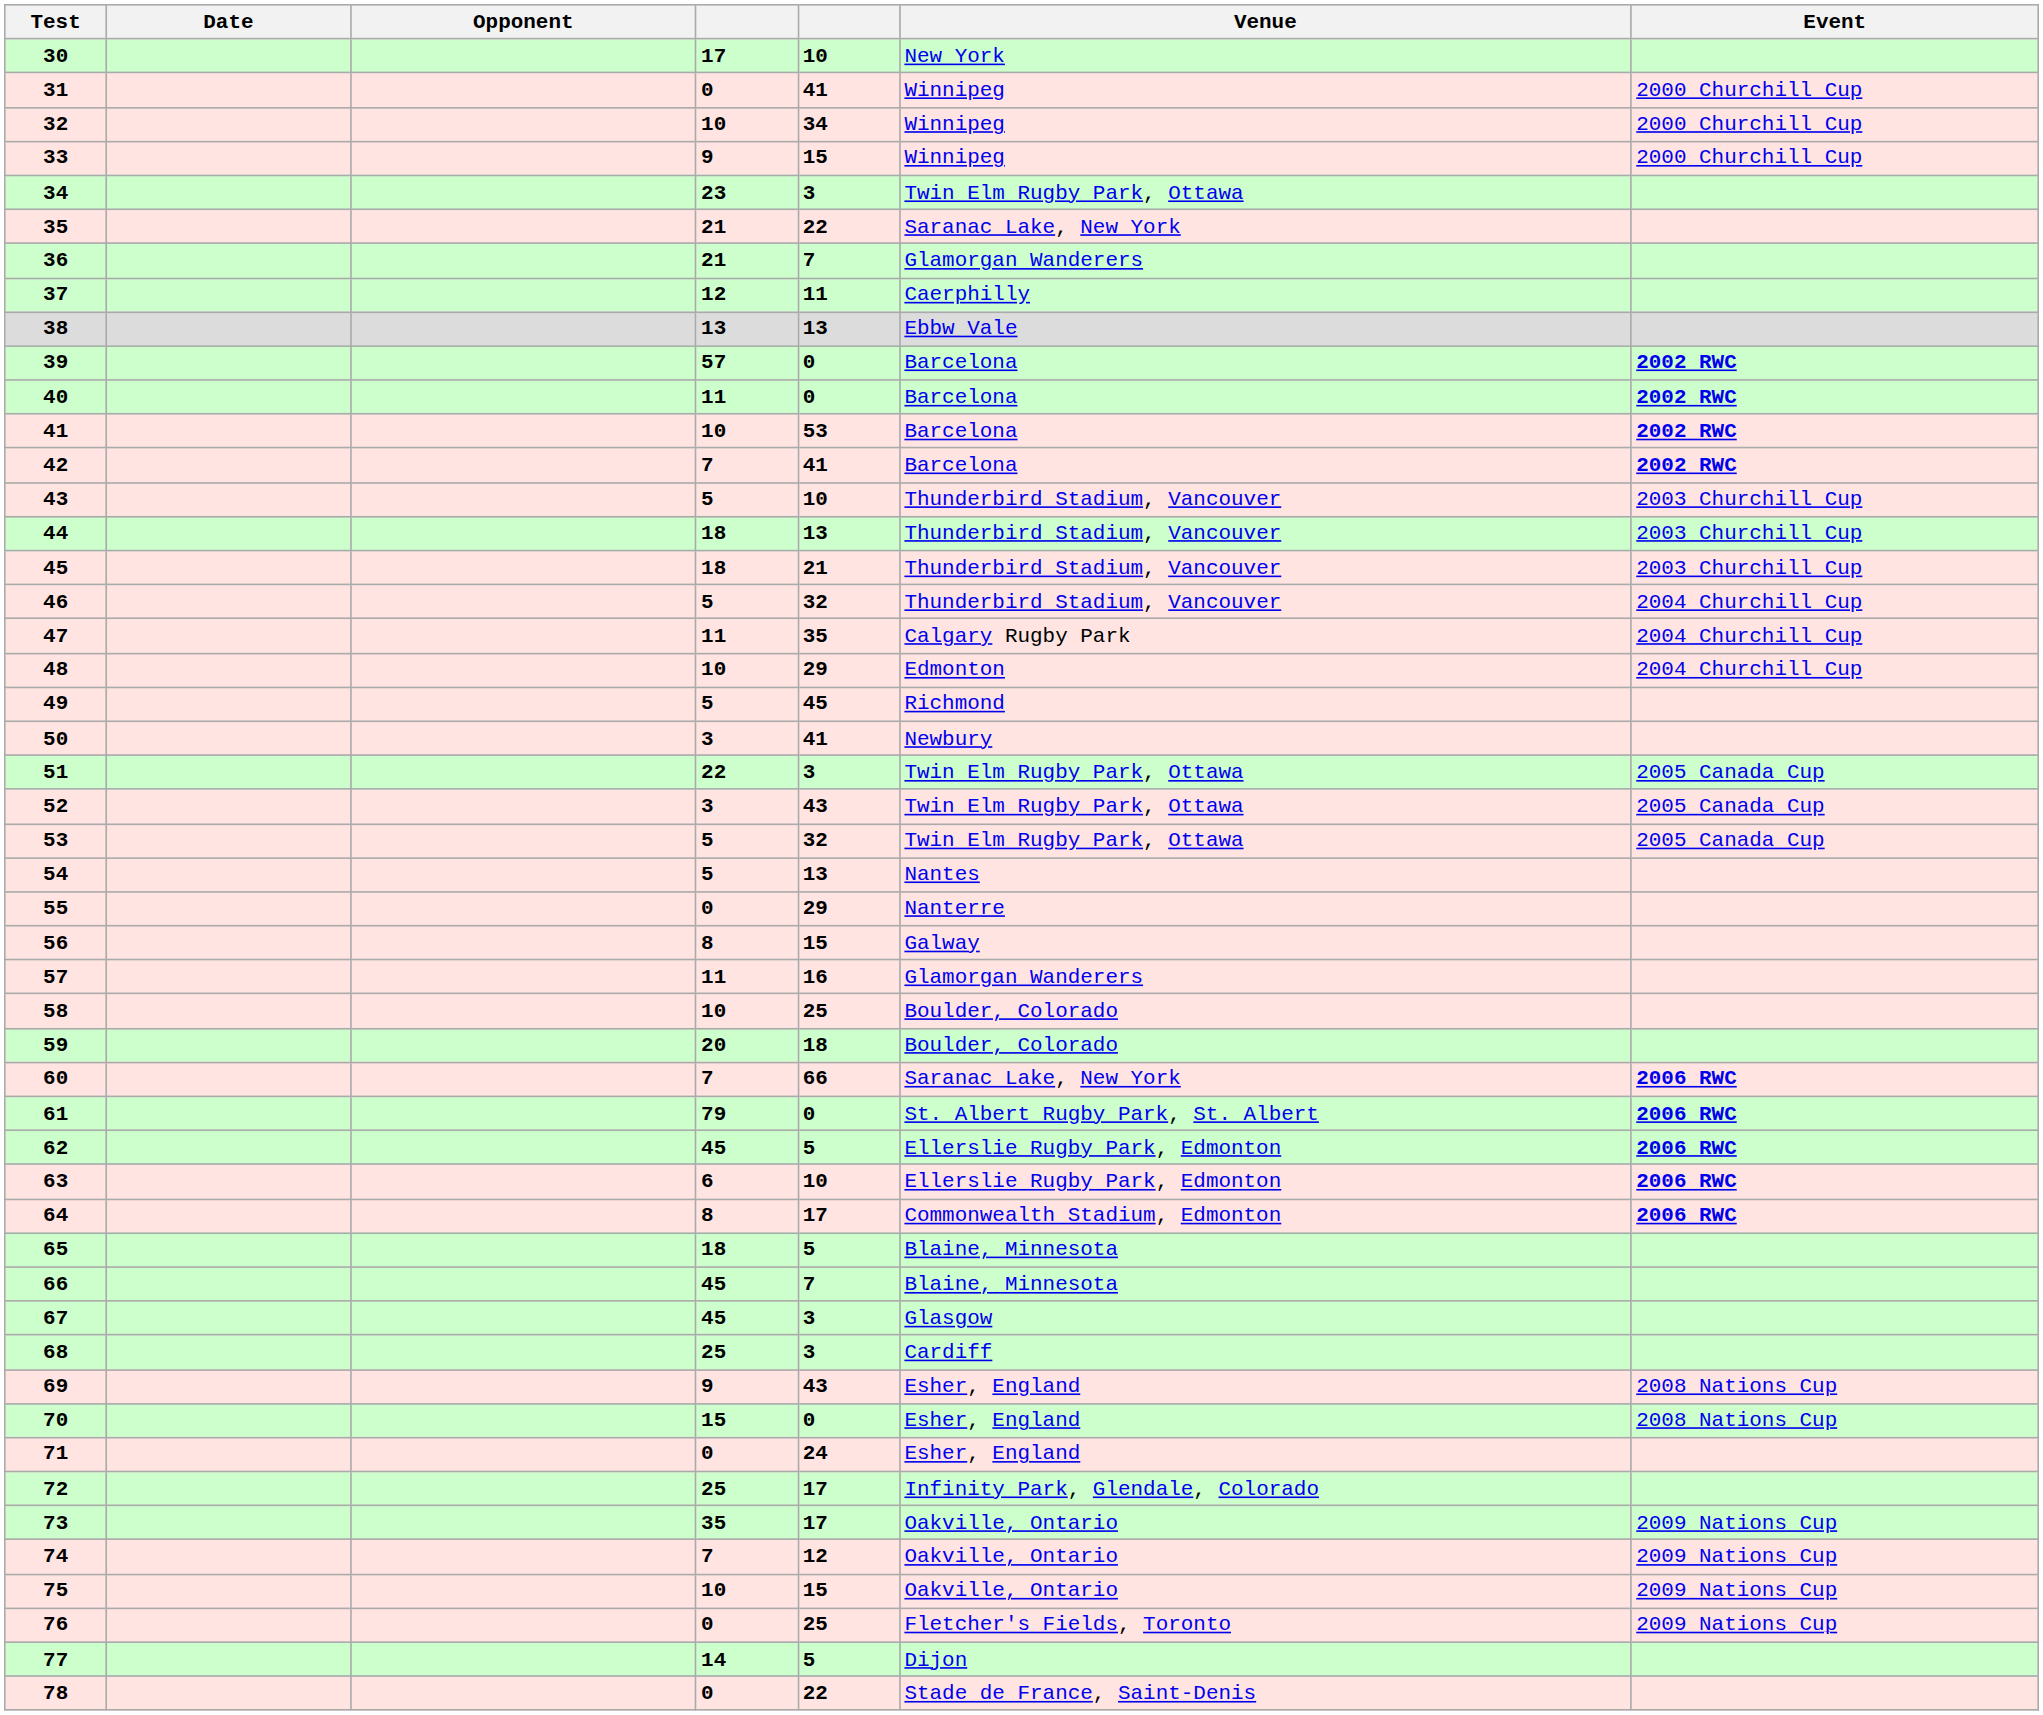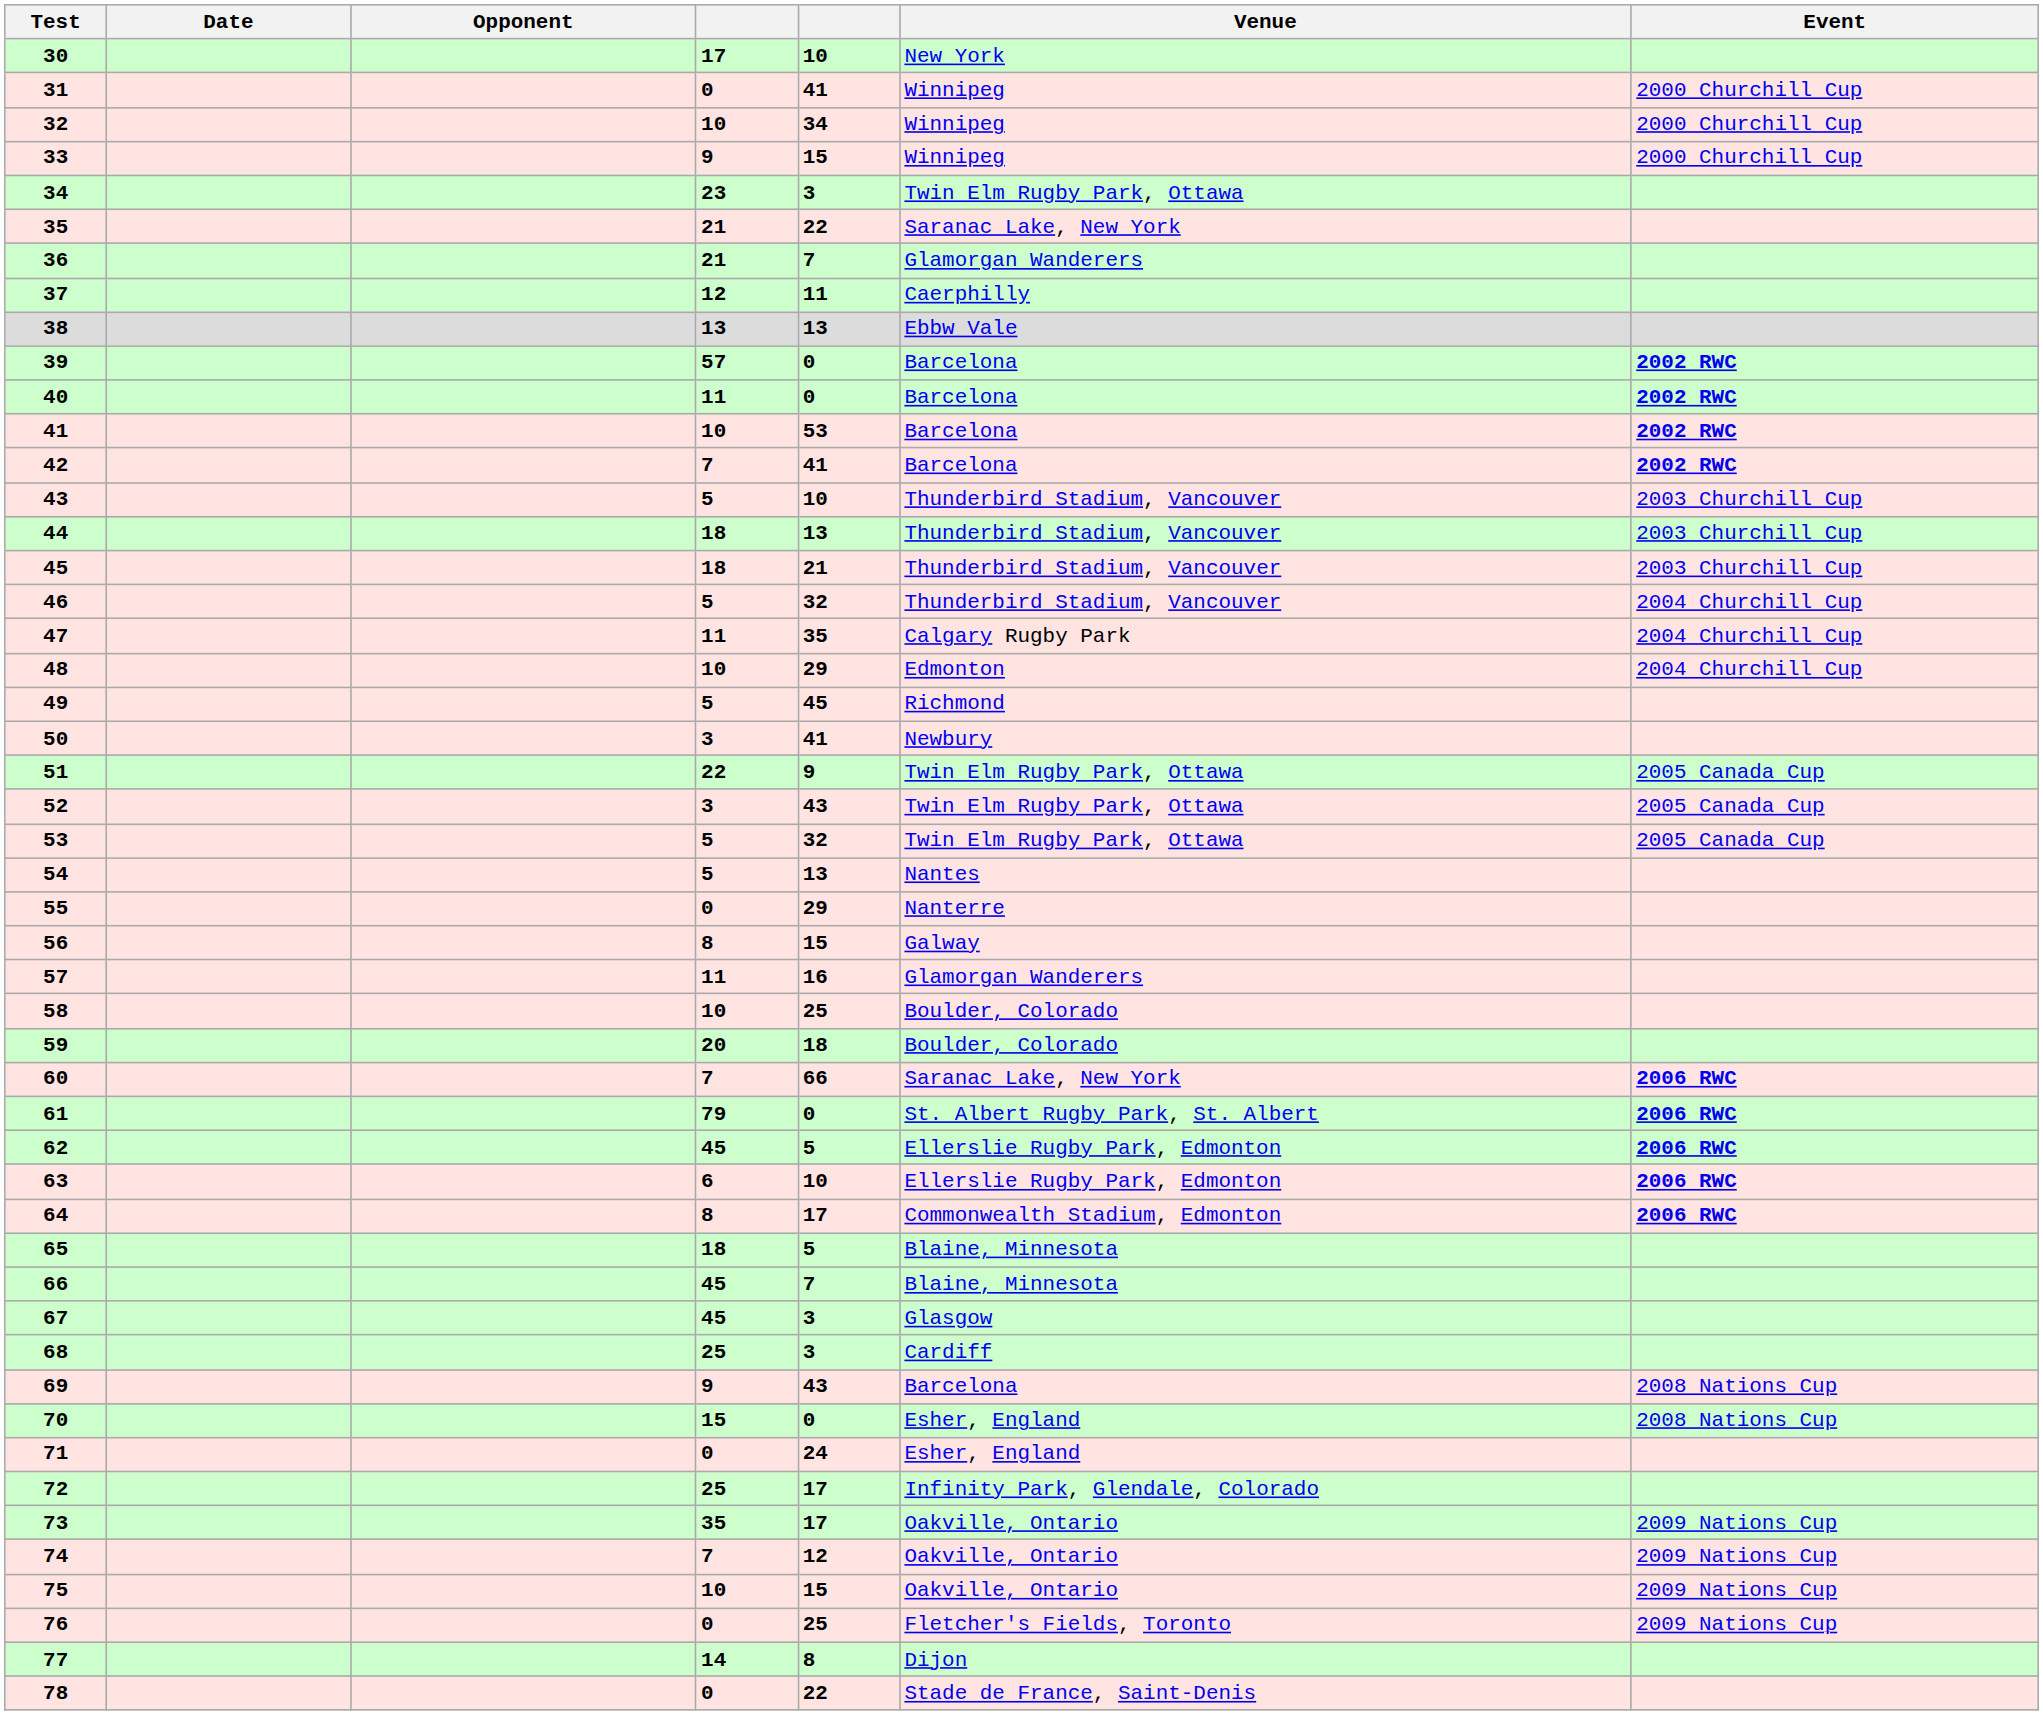(809, 772) 3 -> (809, 772) 9
(992, 1386) Esher, England -> (961, 1386) Barcelona
(809, 1659) 5 -> (809, 1659) 8
